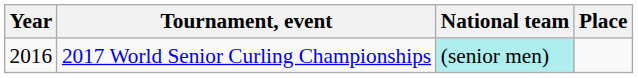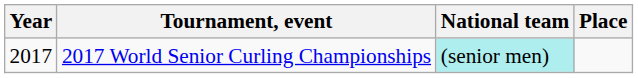(31, 55) 2016 -> (31, 55) 2017
